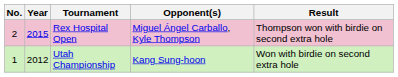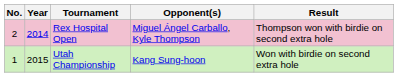(38, 33) 2015 -> (38, 33) 2014
(38, 59) 2012 -> (38, 59) 2015
